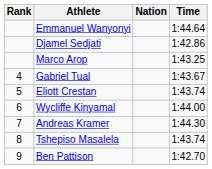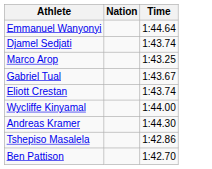- column: (19, 12)
(188, 44) 1:42.86 -> (159, 44) 1:43.74
(188, 140) 1:43.74 -> (159, 140) 1:42.86
